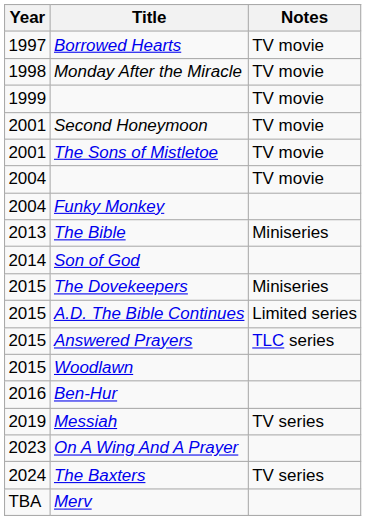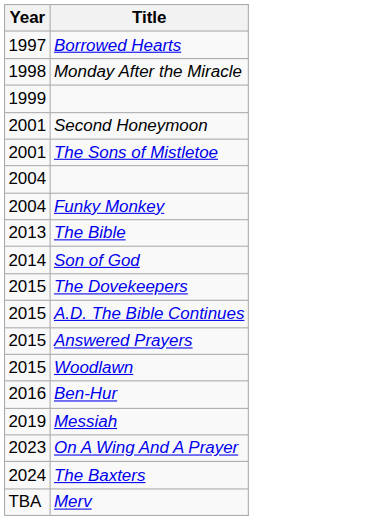- column: (305, 17)
